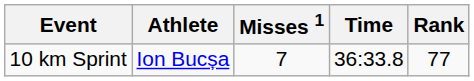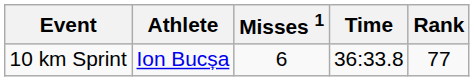(282, 60) 7 -> (282, 60) 6
